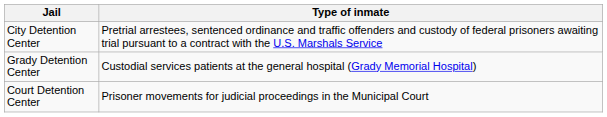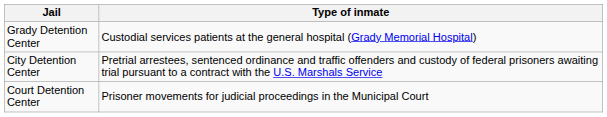rows swapped: (42, 36) <-> (47, 66)
